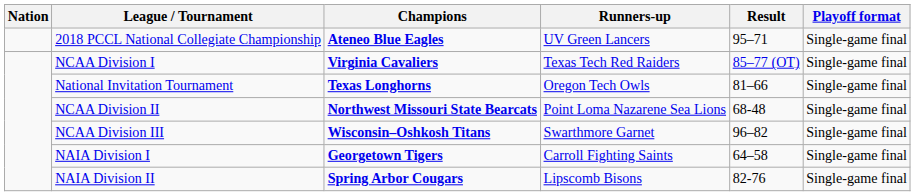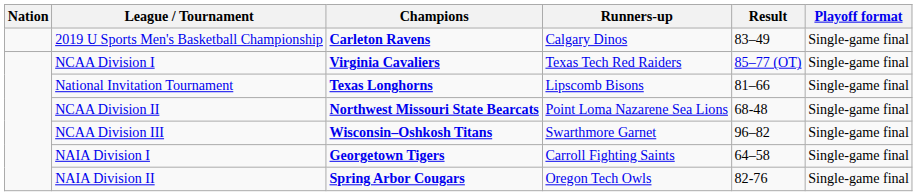+ row: (189, 39)
- row: (188, 39)
(597, 86) Oregon Tech Owls -> (595, 86) Lipscomb Bisons
(593, 179) Lipscomb Bisons -> (598, 179) Oregon Tech Owls
